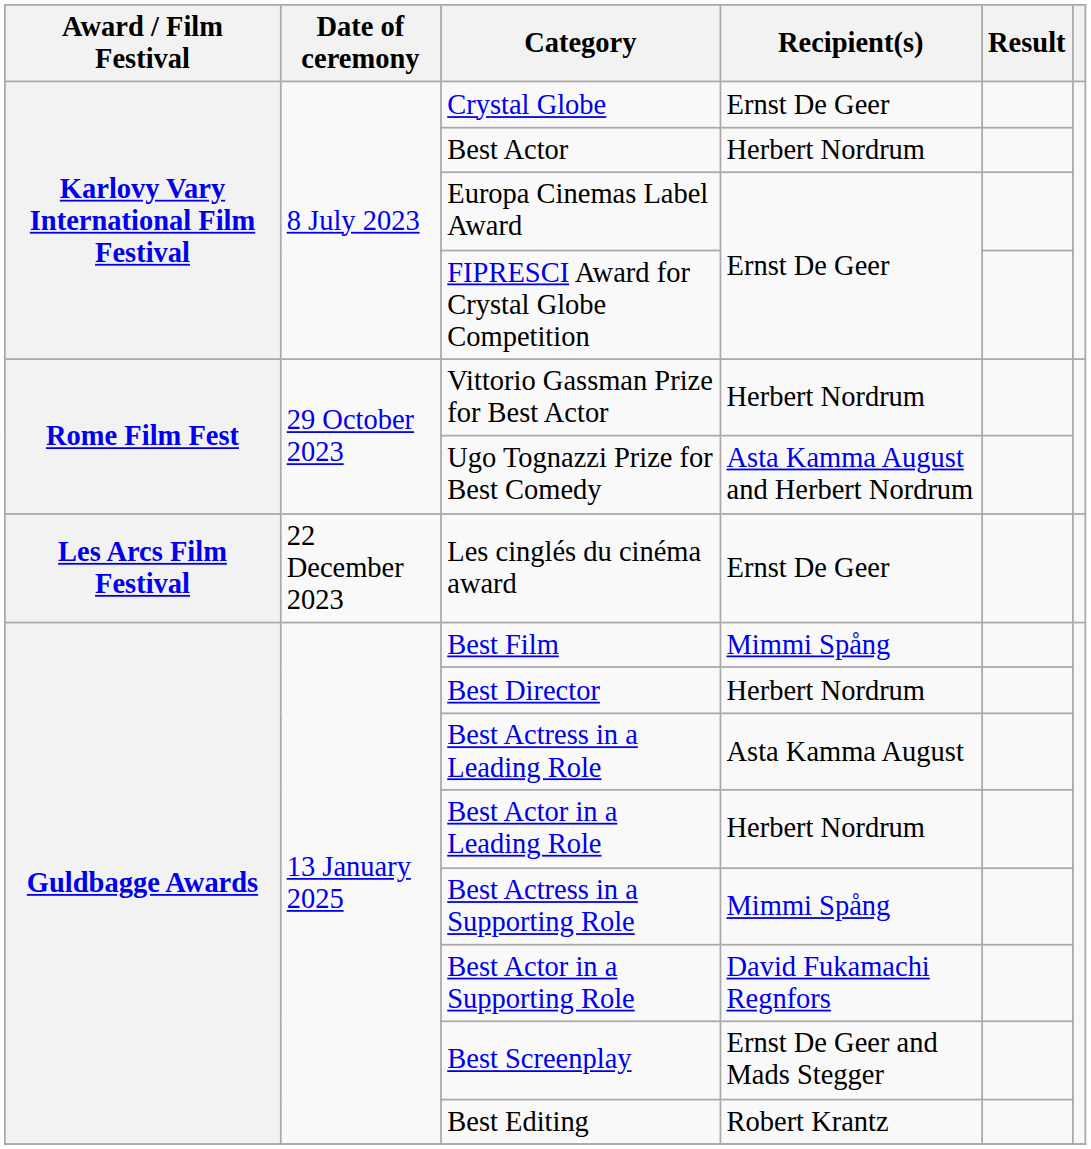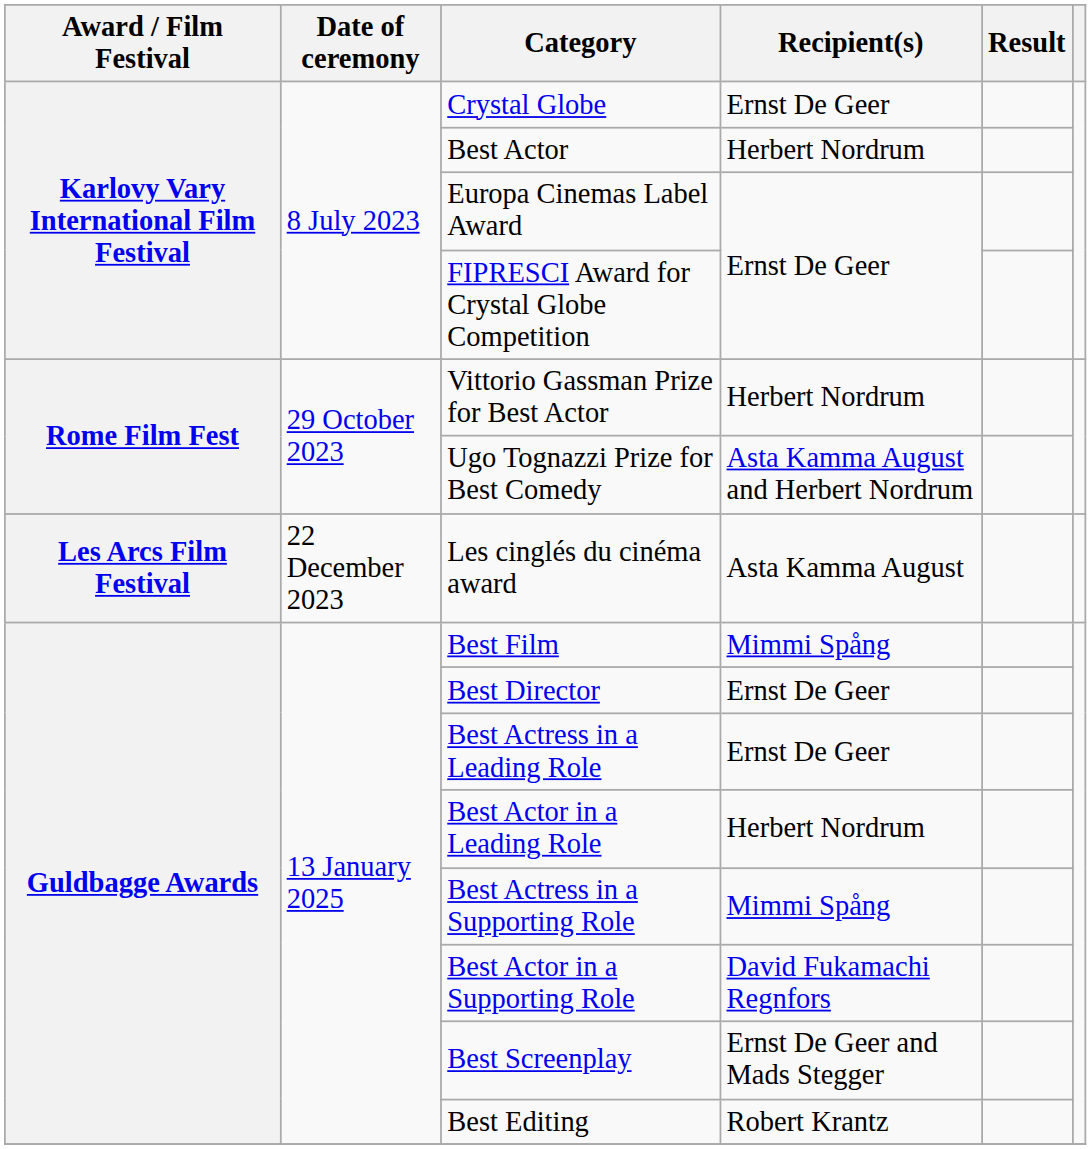(808, 567) Ernst De Geer -> (845, 567) Asta Kamma August
(826, 689) Herbert Nordrum -> (808, 689) Ernst De Geer
(845, 751) Asta Kamma August -> (808, 751) Ernst De Geer
